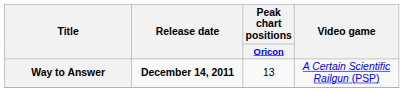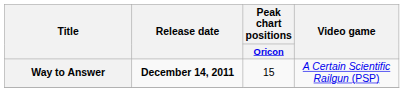(269, 73) 13 -> (269, 73) 15
